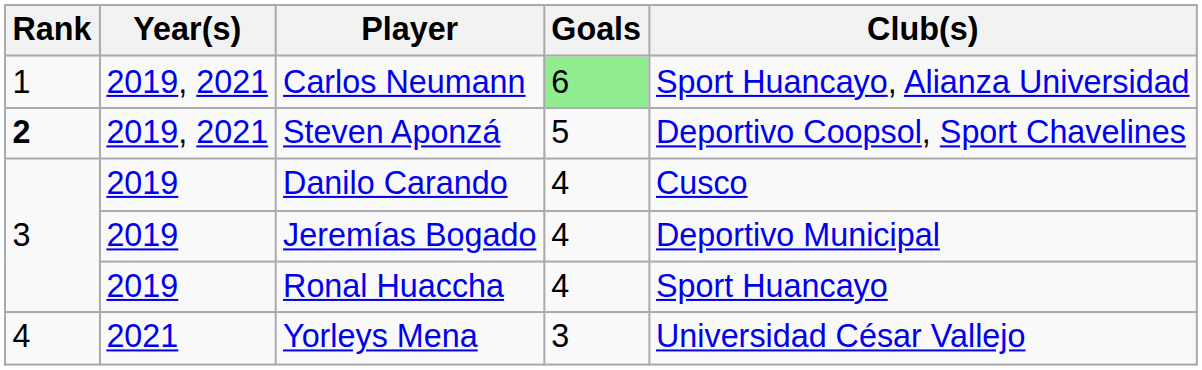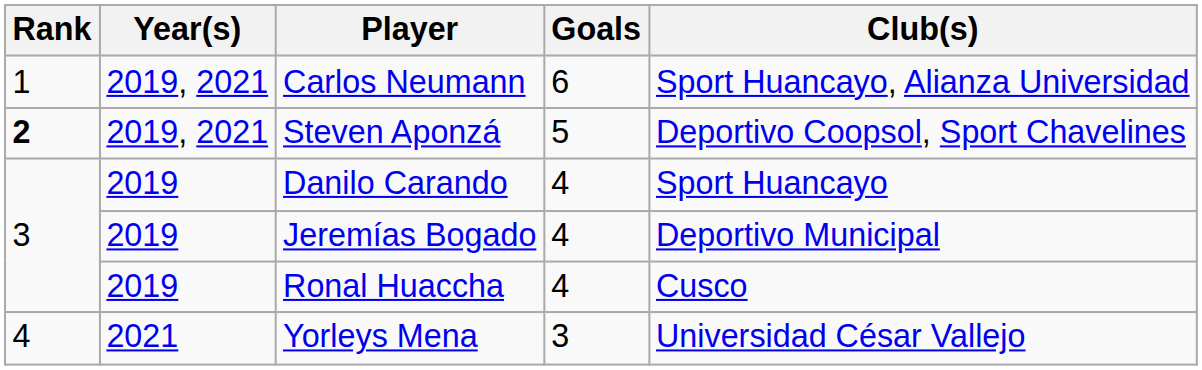(560, 81) lightgreen background -> (560, 81) no background
(702, 183) Cusco -> (772, 183) Sport Huancayo
(772, 286) Sport Huancayo -> (702, 286) Cusco
